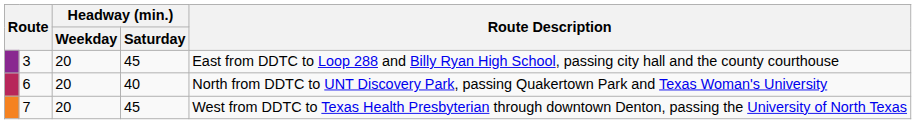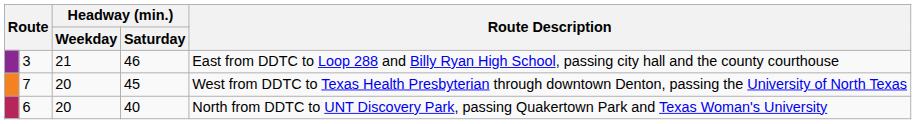(63, 61) 20 -> (63, 61) 21
(132, 61) 45 -> (132, 61) 46
rows swapped: (27, 84) <-> (27, 107)
